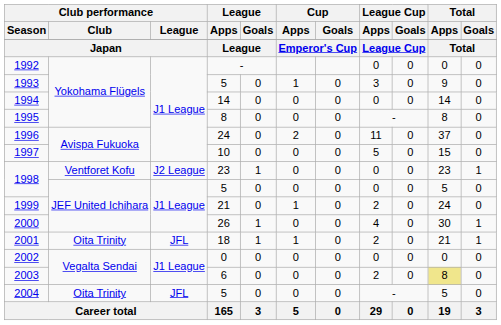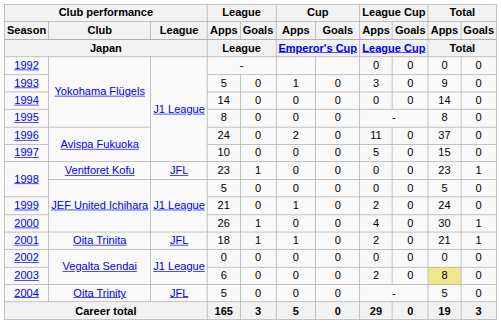(179, 170) J2 League -> (179, 170) JFL
(100, 240) Oita Trinity -> (100, 240) Oita Trinita
